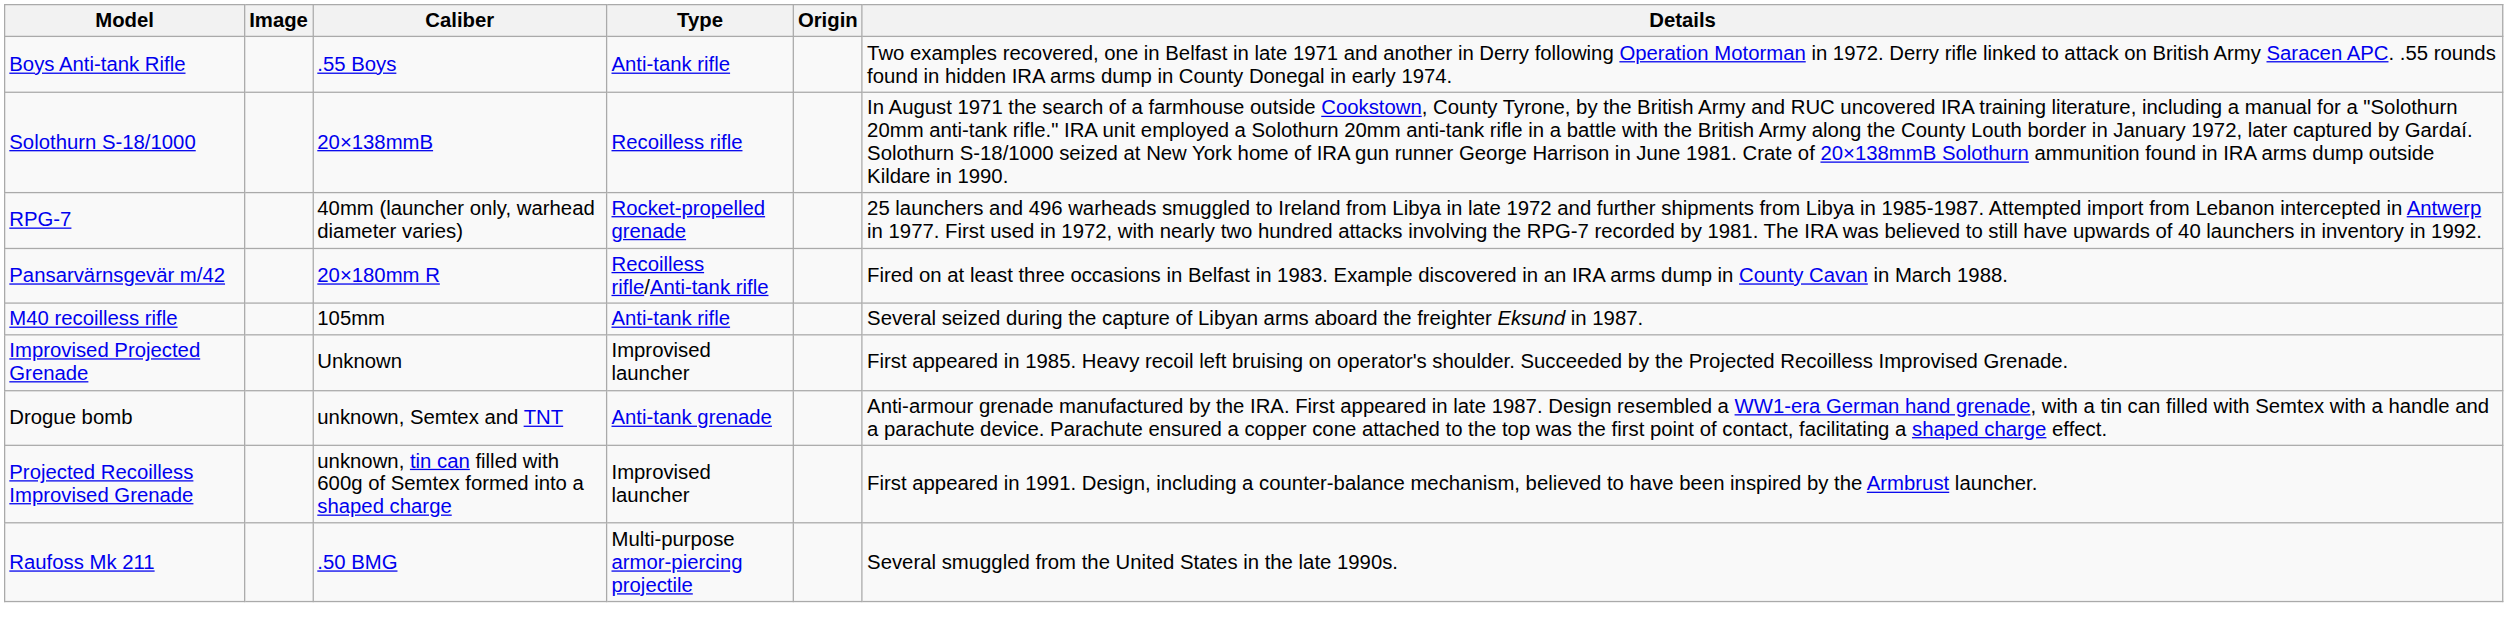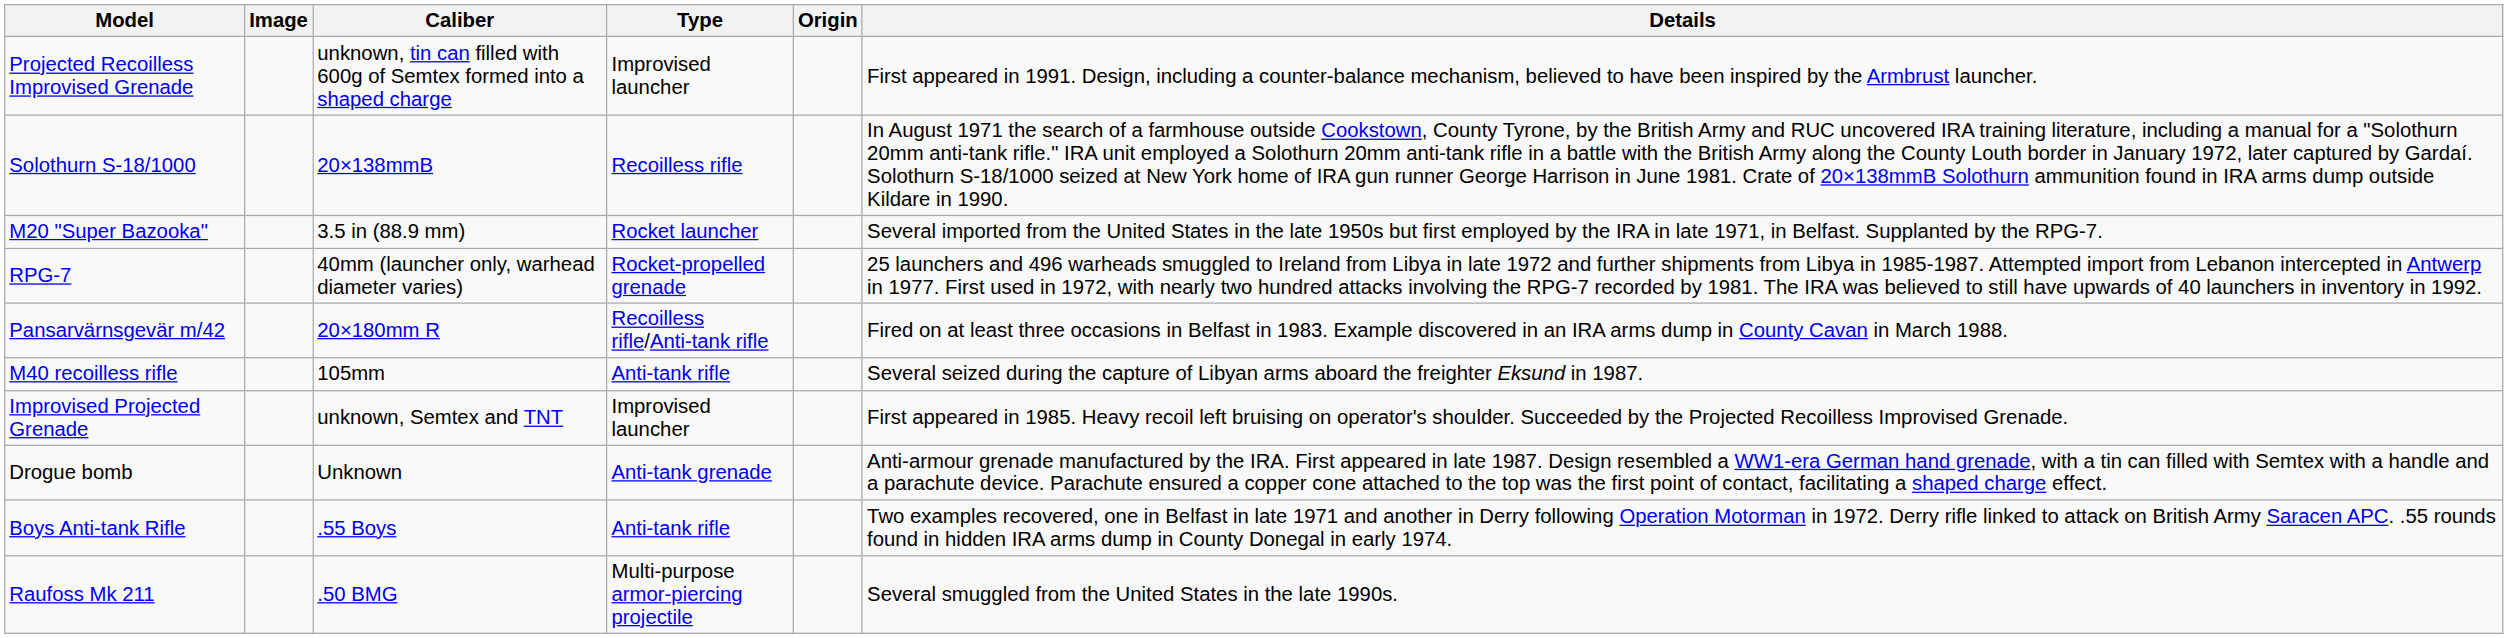rows swapped: (97, 64) <-> (101, 484)
+ row: (109, 231)
(360, 362) Unknown -> (440, 417) unknown, Semtex and TNT
(440, 417) unknown, Semtex and TNT -> (360, 472) Unknown
